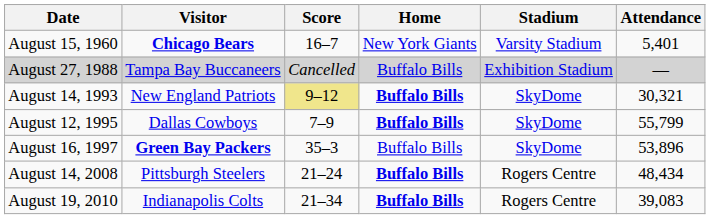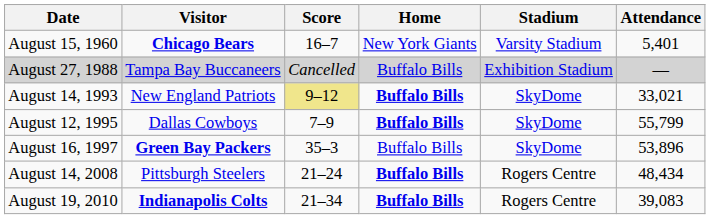(661, 95) 30,321 -> (661, 95) 33,021
(203, 200) normal -> (203, 200) bold
